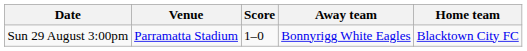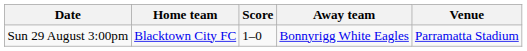columns swapped: (468, 14) <-> (186, 14)
